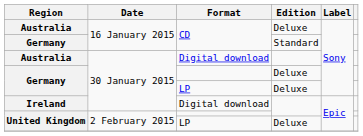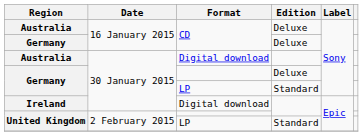(296, 42) Standard -> (290, 42) Deluxe
(290, 88) Deluxe -> (296, 88) Standard
(290, 123) Deluxe -> (296, 123) Standard
